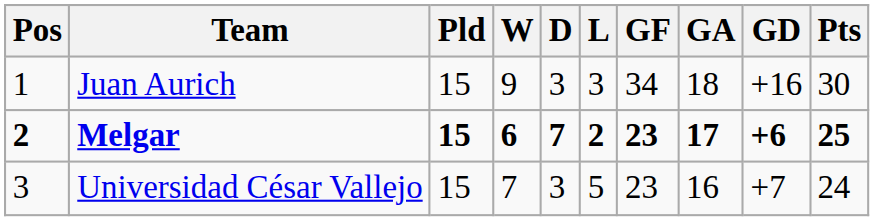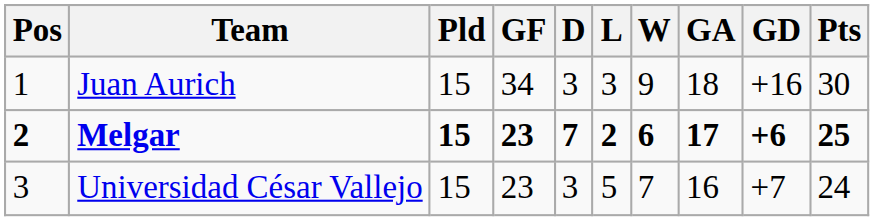columns swapped: (517, 30) <-> (648, 30)
